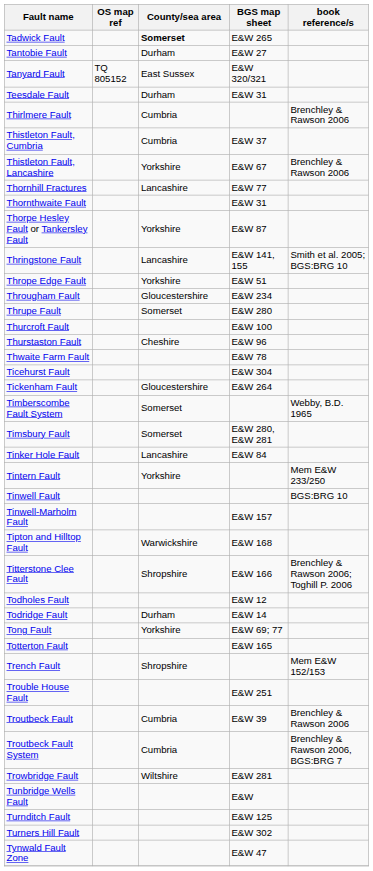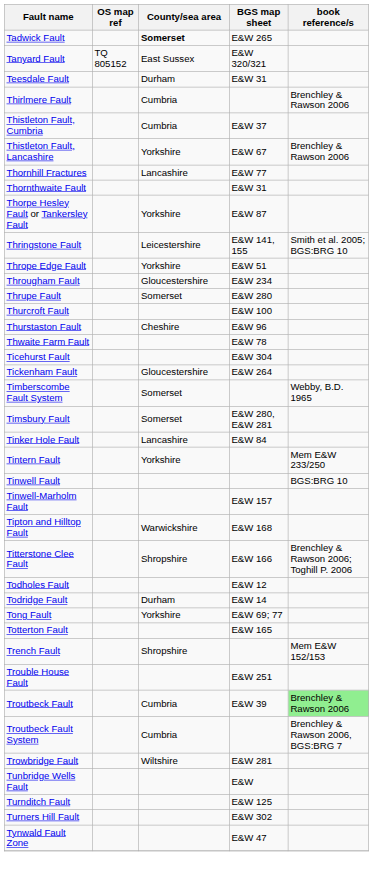- row: (37, 53)
(164, 260) Lancashire -> (171, 245) Leicestershire
(320, 718) no background -> (320, 703) lightgreen background
